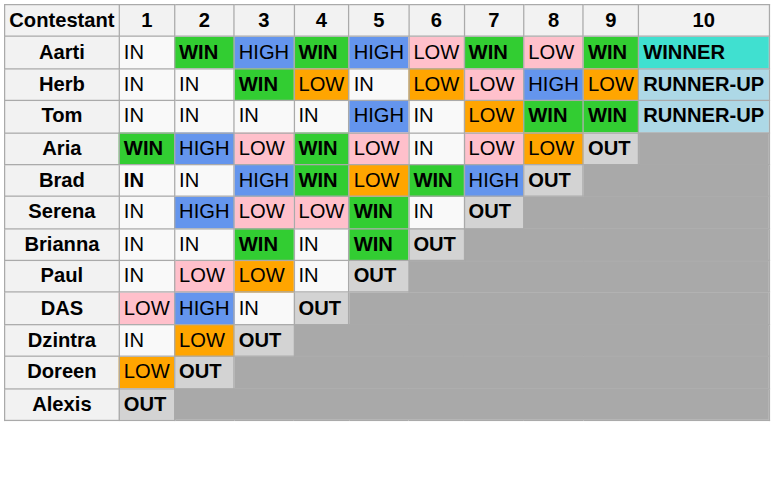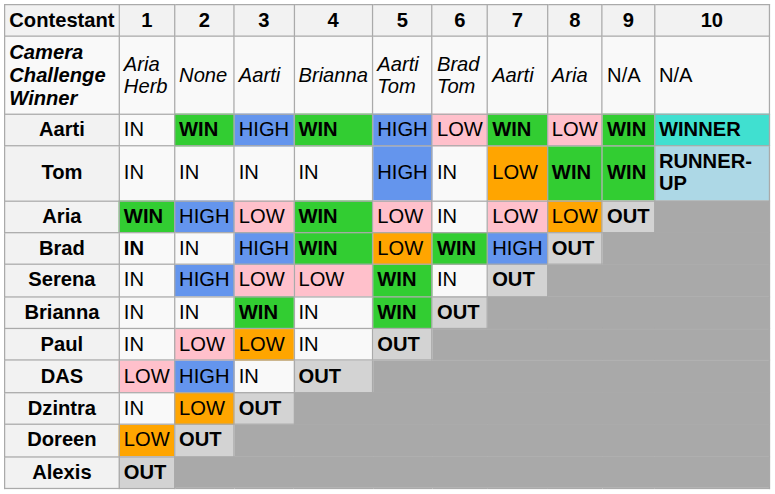+ row: (57, 75)
- row: (62, 84)
